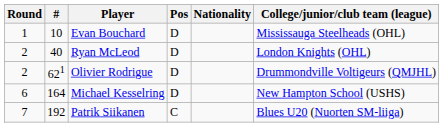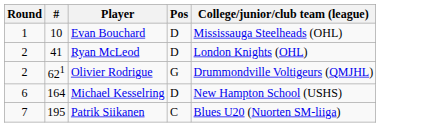- column: (222, 14)
(56, 52) 40 -> (56, 52) 41
(174, 72) D -> (174, 72) G
(56, 112) 192 -> (56, 112) 195
